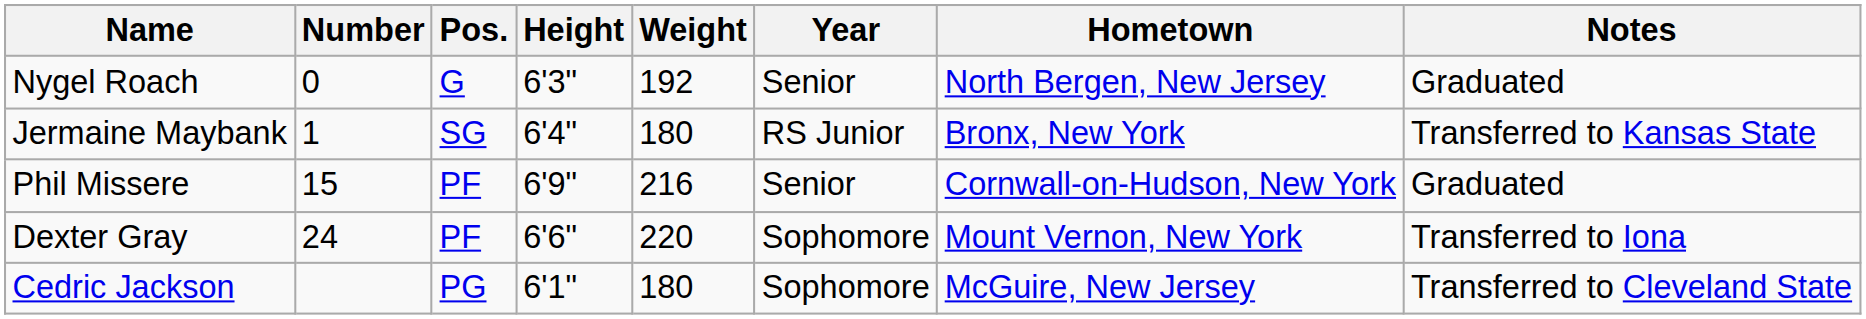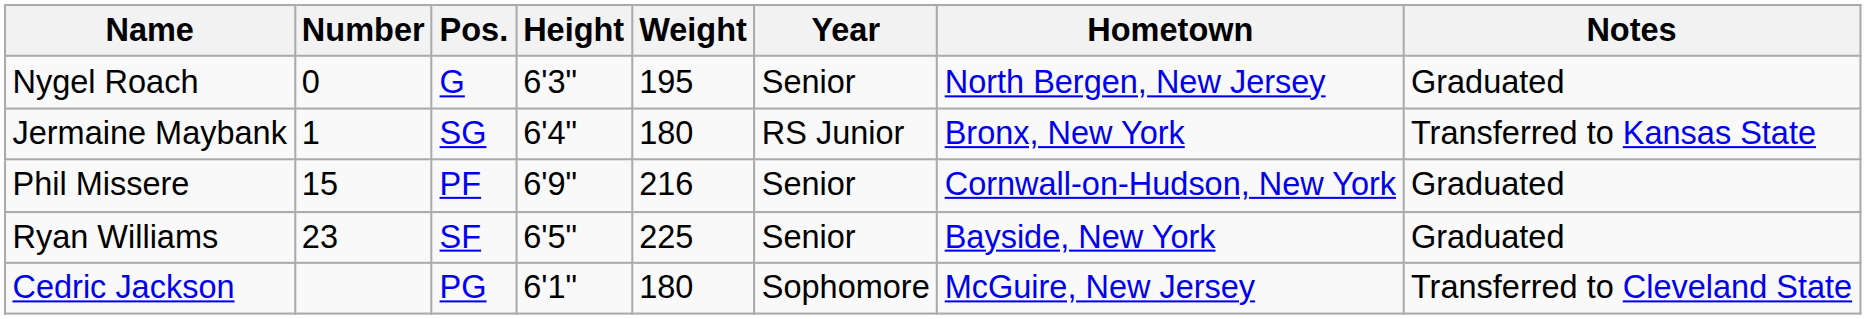(666, 81) 192 -> (666, 81) 195
+ row: (115, 236)
- row: (100, 236)
